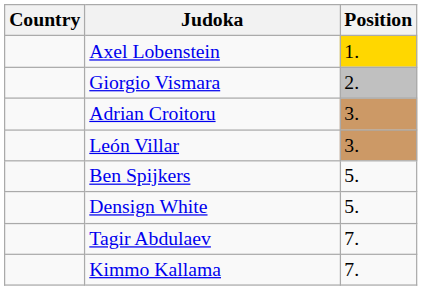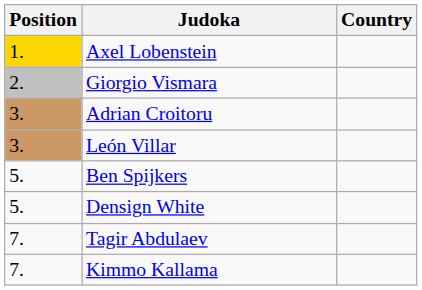columns swapped: (378, 20) <-> (45, 20)
